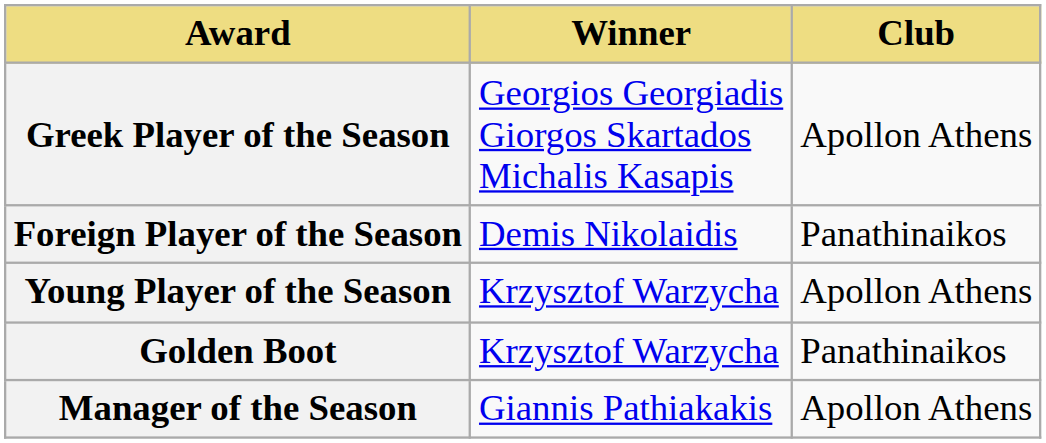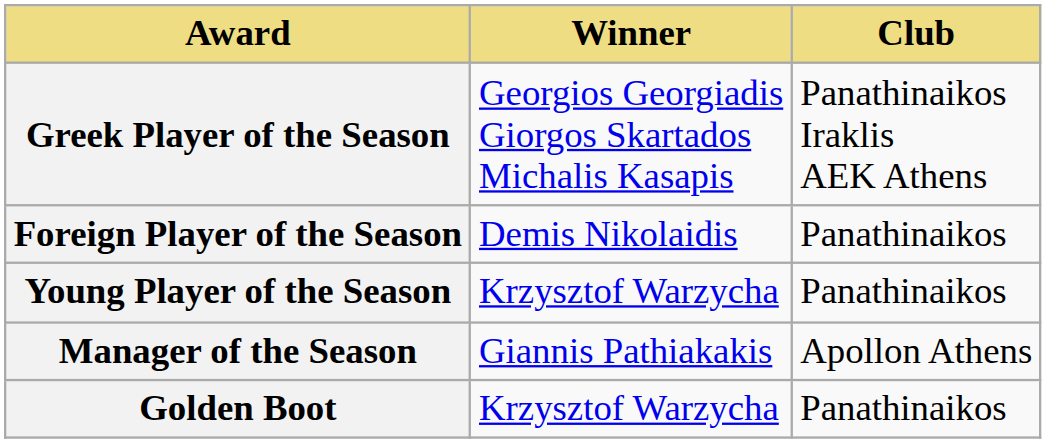(916, 133) Apollon Athens -> (903, 133) Panathinaikos Iraklis AEK Athens
(916, 291) Apollon Athens -> (903, 291) Panathinaikos
rows swapped: (238, 349) <-> (238, 408)
